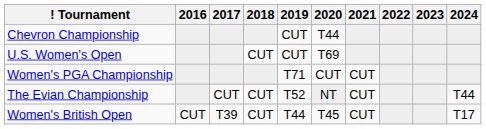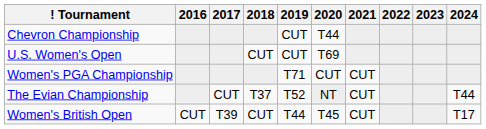(260, 94) CUT -> (260, 94) T37
